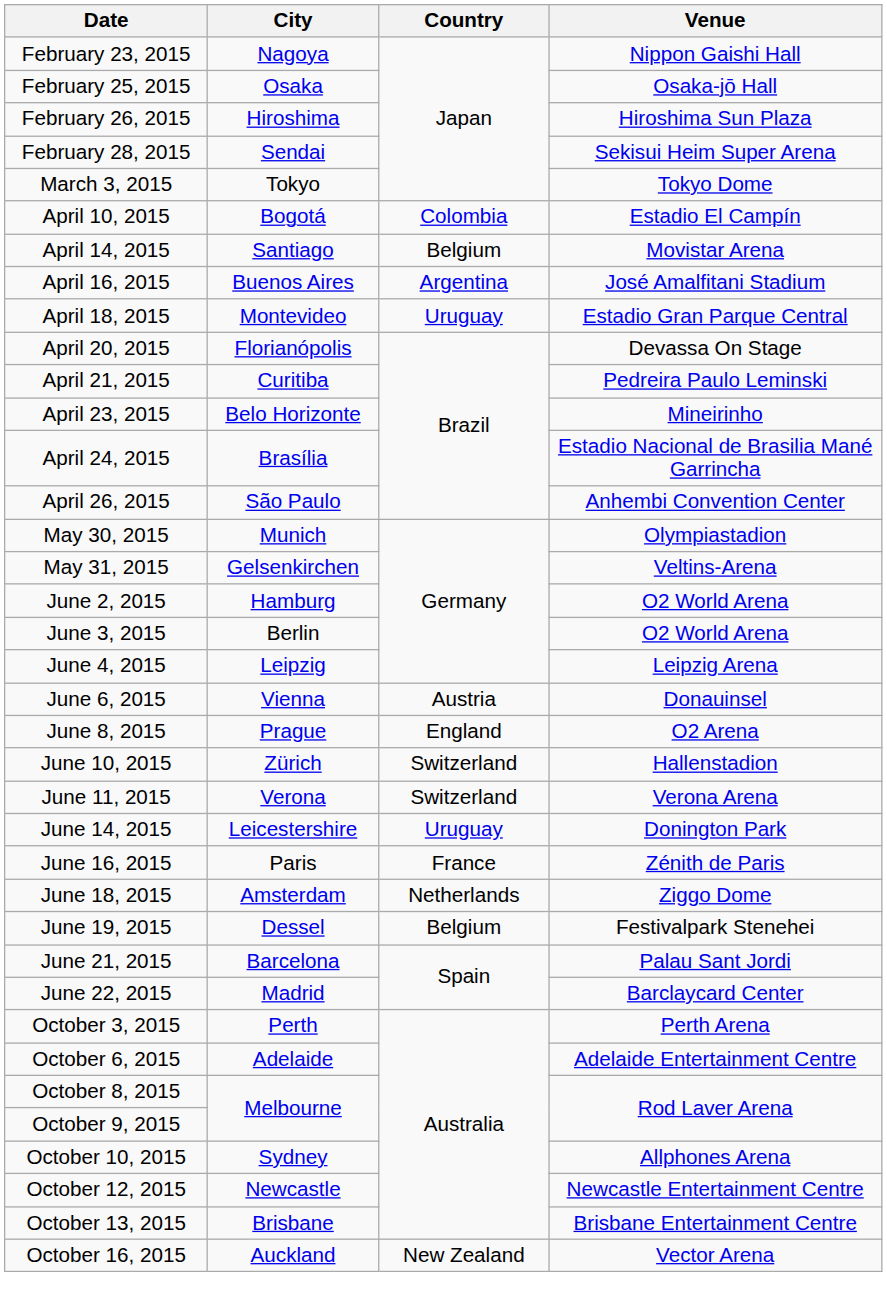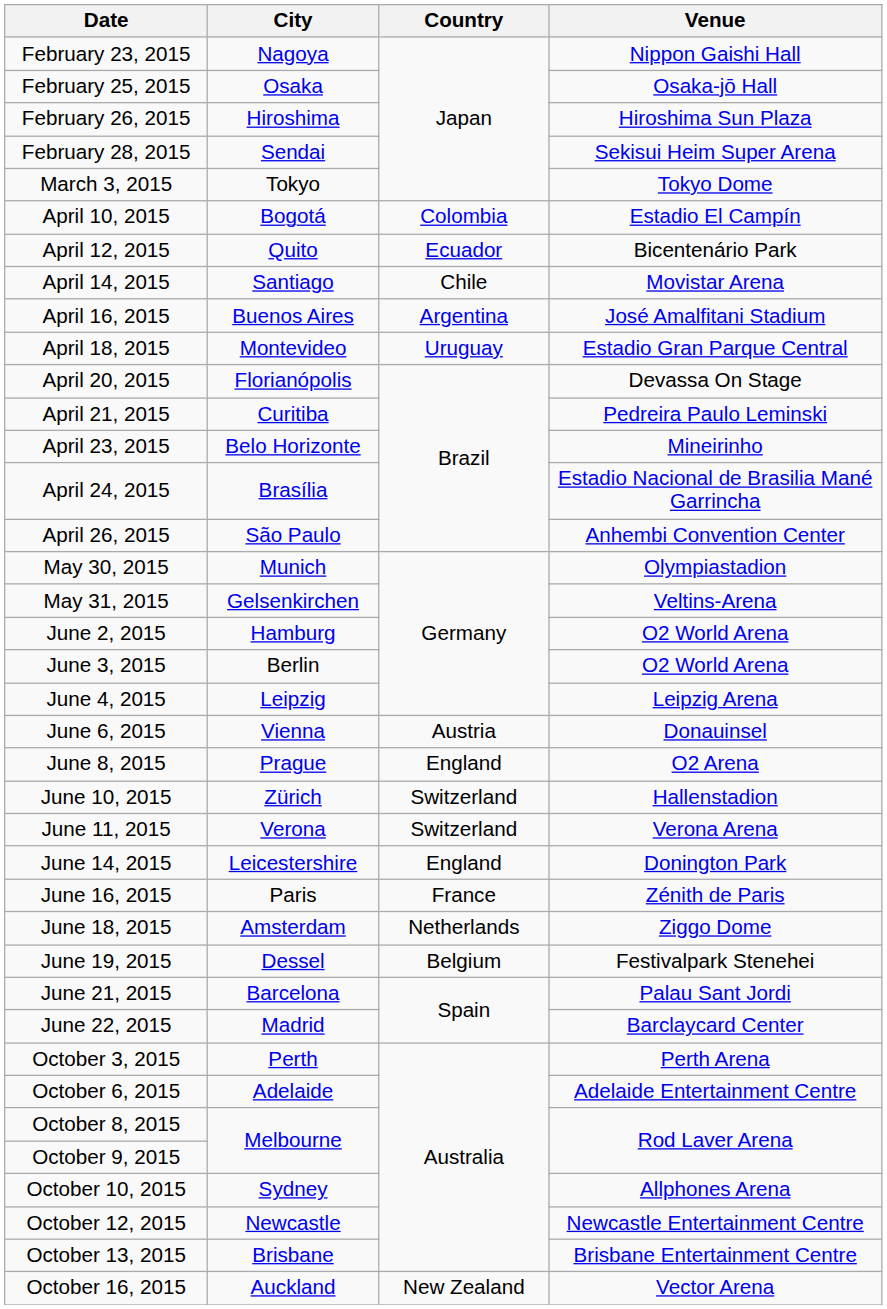+ row: (106, 250)
(464, 250) Belgium -> (464, 282) Chile
(464, 829) Uruguay -> (464, 862) England
